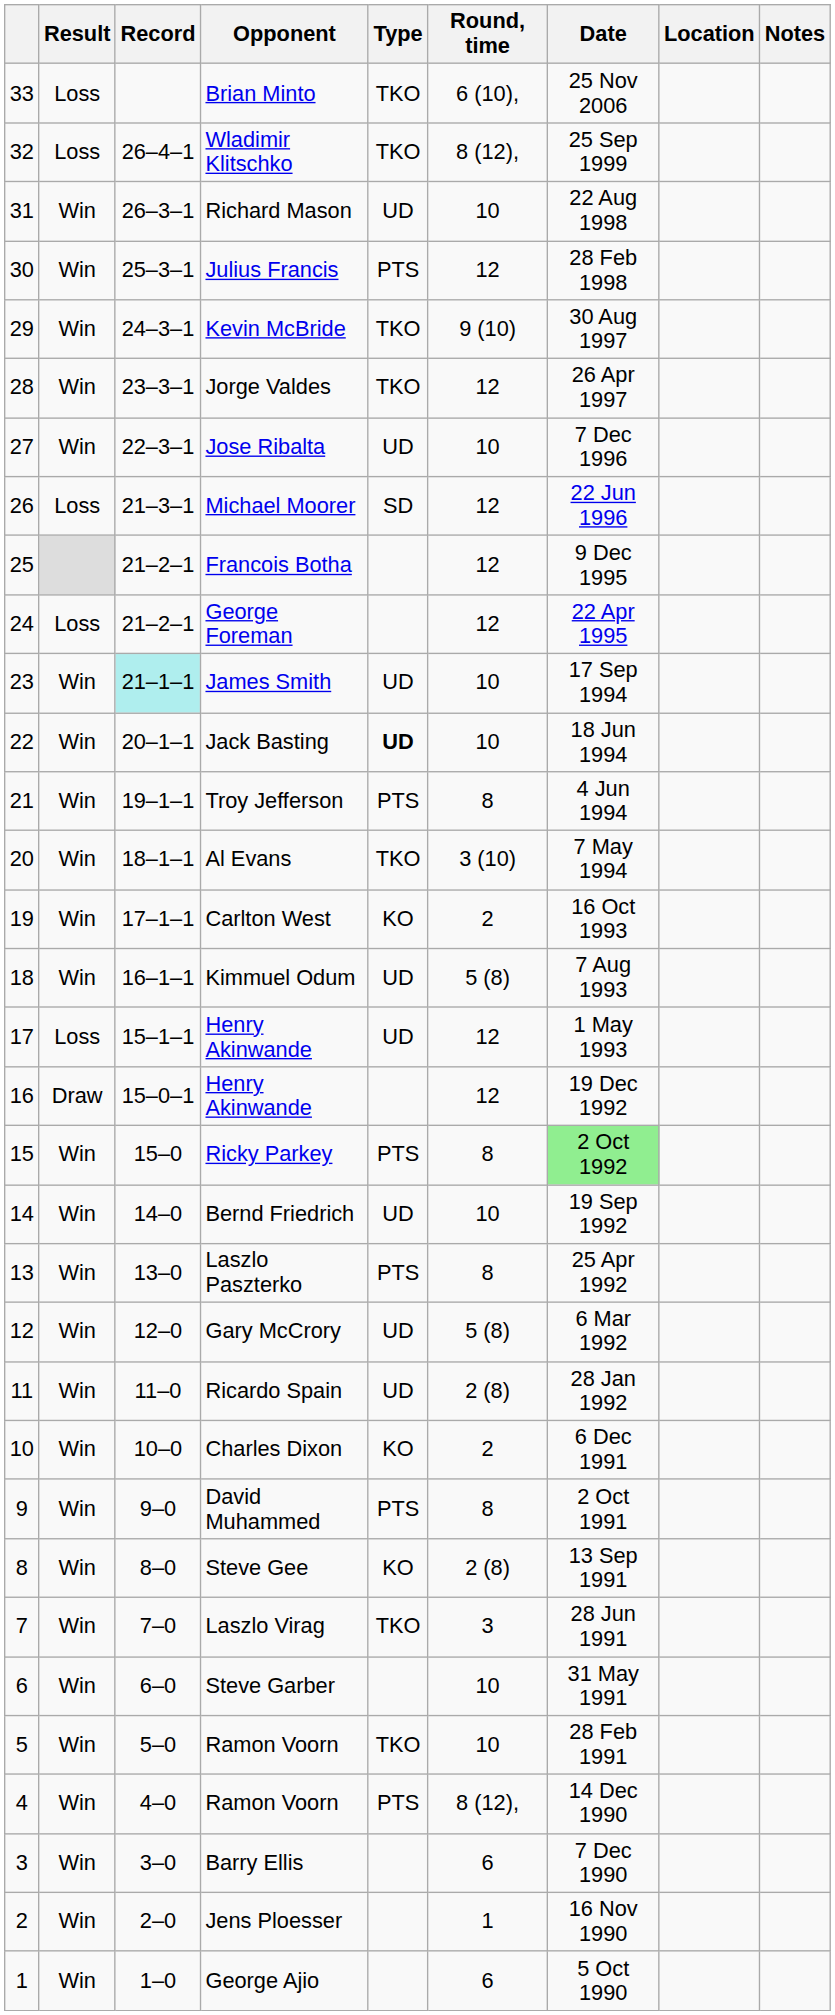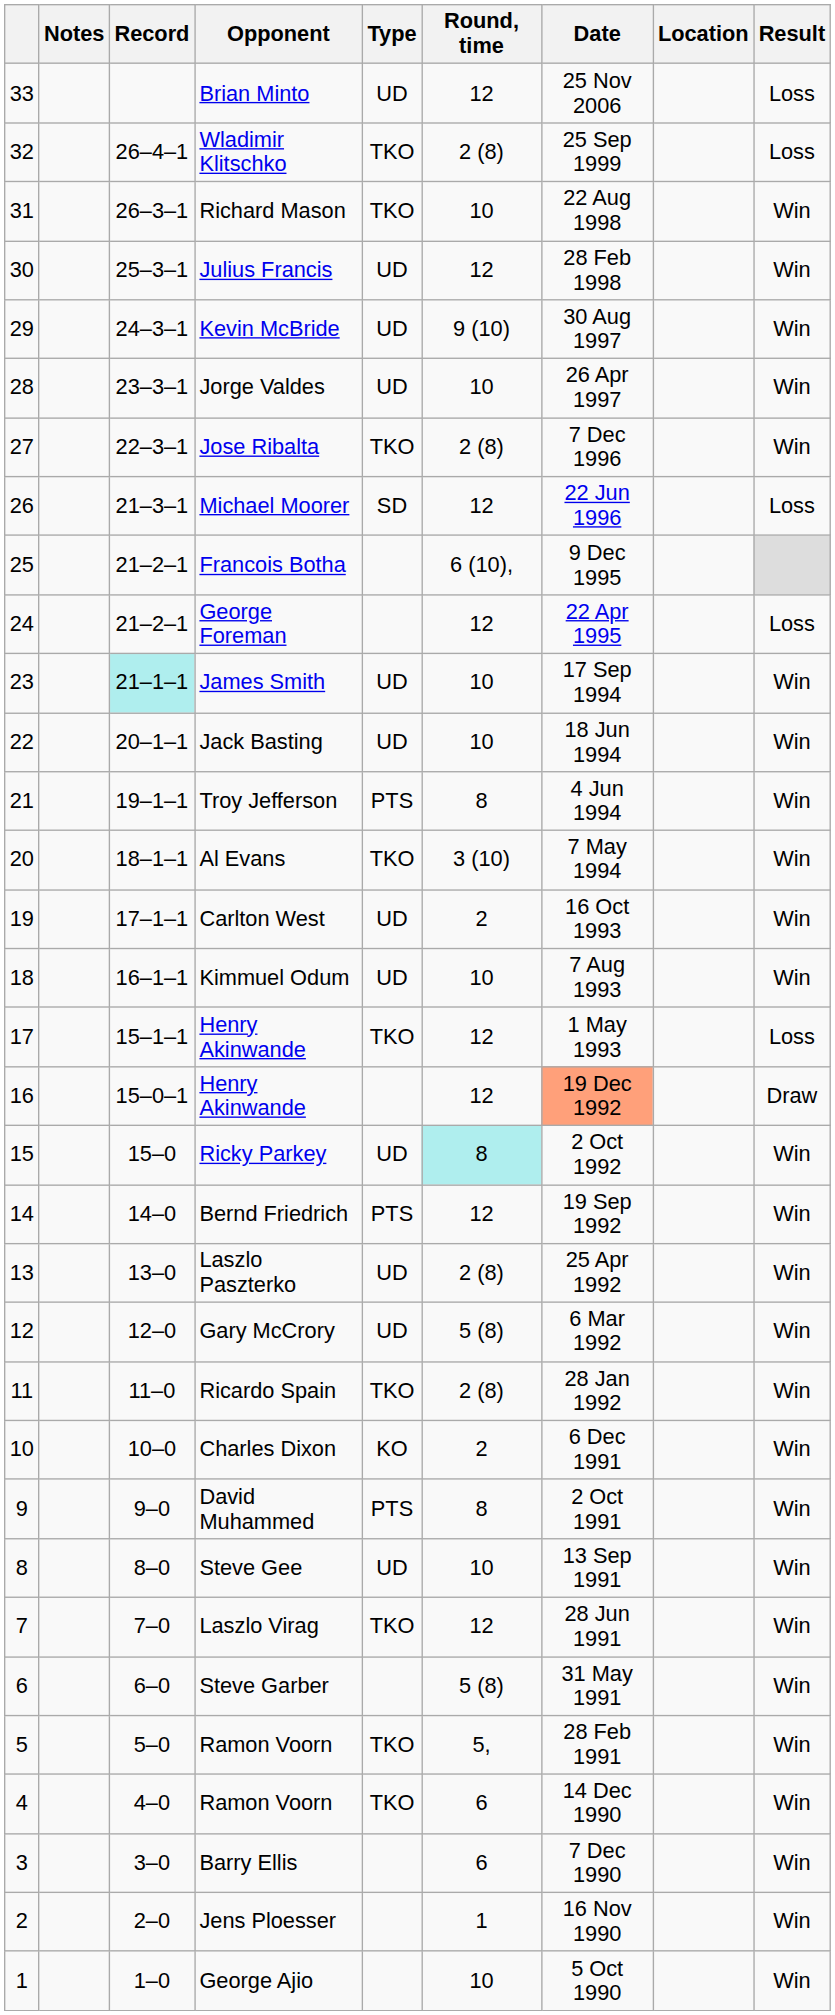columns swapped: (77, 33) <-> (795, 33)
(398, 92) TKO -> (392, 92) UD
(488, 92) 6 (10), -> (481, 92) 12
(488, 151) 8 (12), -> (481, 151) 2 (8)
(398, 210) UD -> (392, 210) TKO
(398, 269) PTS -> (392, 269) UD
(398, 328) TKO -> (392, 328) UD
(398, 387) TKO -> (392, 387) UD
(488, 387) 12 -> (481, 387) 10
(398, 446) UD -> (392, 446) TKO
(488, 446) 10 -> (481, 446) 2 (8)
(488, 564) 12 -> (481, 564) 6 (10),
(398, 741) bold -> (392, 741) normal
(398, 918) KO -> (392, 918) UD
(488, 977) 5 (8) -> (481, 977) 10
(398, 1036) UD -> (392, 1036) TKO
(603, 1095) no background -> (597, 1095) lightsalmon background
(398, 1154) PTS -> (392, 1154) UD
(488, 1154) no background -> (481, 1154) paleturquoise background
(603, 1154) lightgreen background -> (597, 1154) no background
(398, 1213) UD -> (392, 1213) PTS
(488, 1213) 10 -> (481, 1213) 12
(398, 1272) PTS -> (392, 1272) UD
(488, 1272) 8 -> (481, 1272) 2 (8)
(398, 1390) UD -> (392, 1390) TKO
(398, 1567) KO -> (392, 1567) UD
(488, 1567) 2 (8) -> (481, 1567) 10
(488, 1626) 3 -> (481, 1626) 12
(488, 1685) 10 -> (481, 1685) 5 (8)
(488, 1744) 10 -> (481, 1744) 5,
(398, 1803) PTS -> (392, 1803) TKO
(488, 1803) 8 (12), -> (481, 1803) 6
(488, 1980) 6 -> (481, 1980) 10
